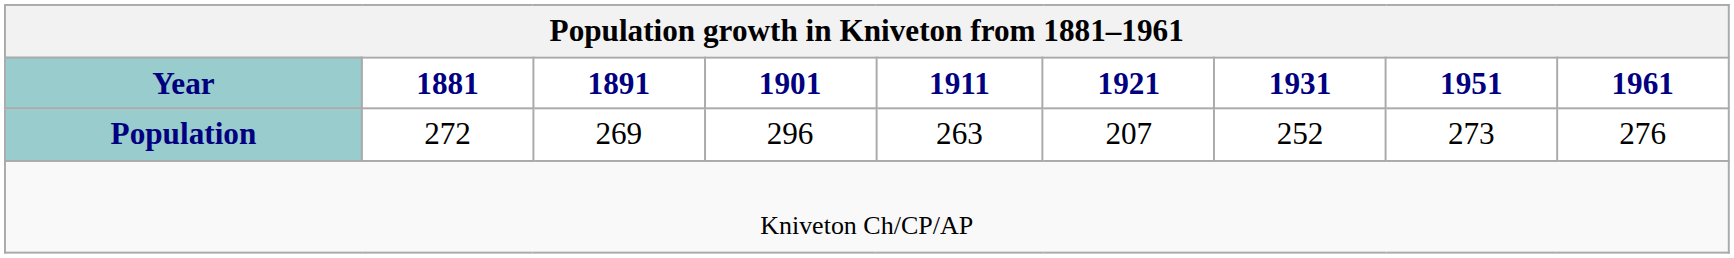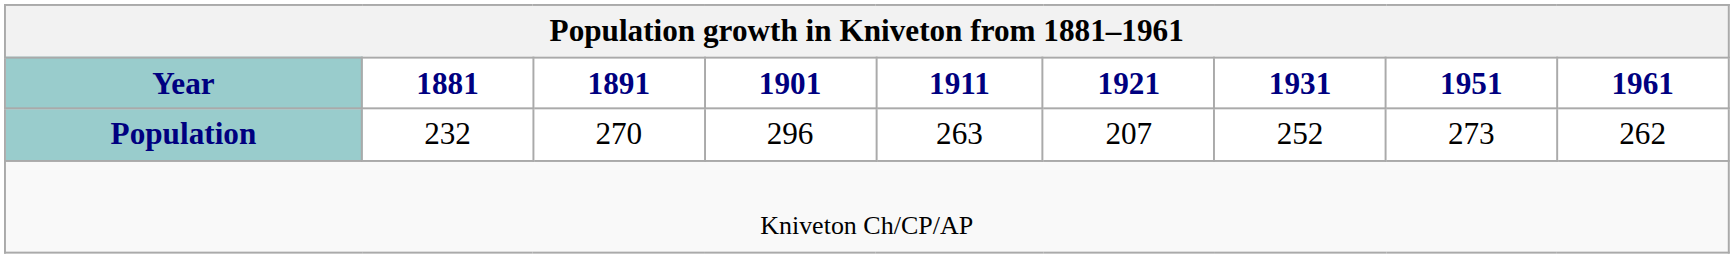(448, 134) 272 -> (448, 134) 232
(619, 134) 269 -> (619, 134) 270
(1643, 134) 276 -> (1643, 134) 262
